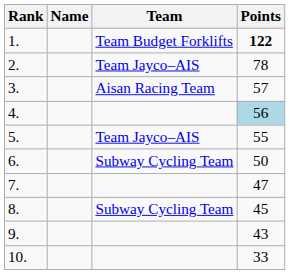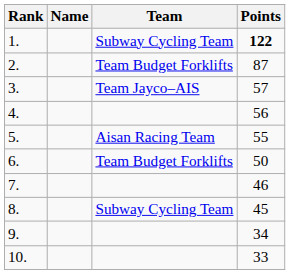(164, 40) Team Budget Forklifts -> (164, 40) Subway Cycling Team
(147, 64) Team Jayco–AIS -> (164, 64) Team Budget Forklifts
(261, 64) 78 -> (261, 64) 87
(155, 88) Aisan Racing Team -> (147, 88) Team Jayco–AIS
(261, 112) lightblue background -> (261, 112) no background
(147, 137) Team Jayco–AIS -> (155, 137) Aisan Racing Team
(164, 161) Subway Cycling Team -> (164, 161) Team Budget Forklifts
(261, 185) 47 -> (261, 185) 46
(261, 233) 43 -> (261, 233) 34
